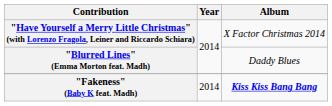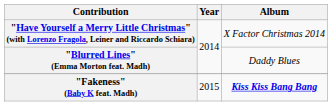(209, 87) 2014 -> (209, 87) 2015
